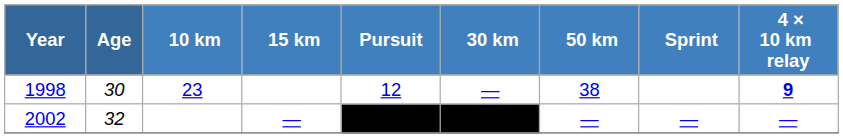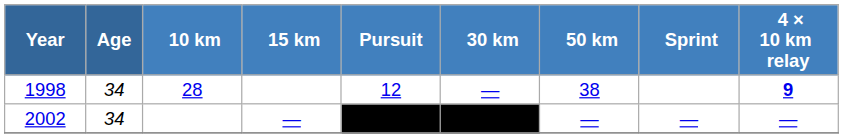(114, 90) 30 -> (114, 90) 34
(192, 90) 23 -> (192, 90) 28
(114, 119) 32 -> (114, 119) 34
